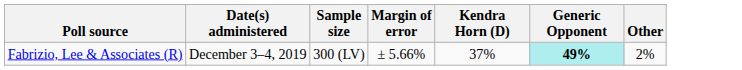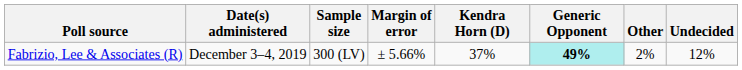+ column: (702, 31)
